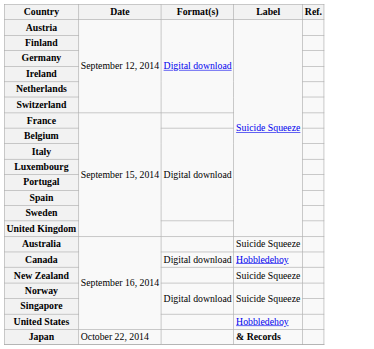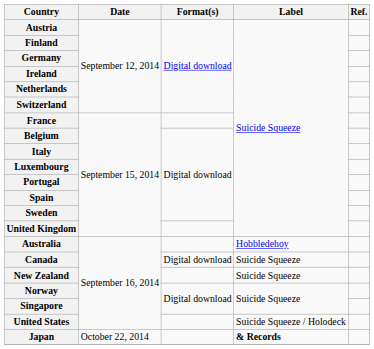(268, 244) Suicide Squeeze -> (262, 244) Hobbledehoy
(262, 259) Hobbledehoy -> (268, 259) Suicide Squeeze
(262, 321) Hobbledehoy -> (291, 321) Suicide Squeeze / Holodeck
